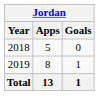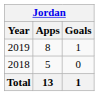rows swapped: (19, 47) <-> (19, 64)
